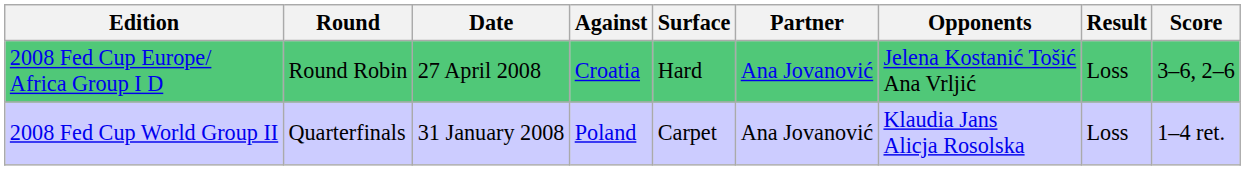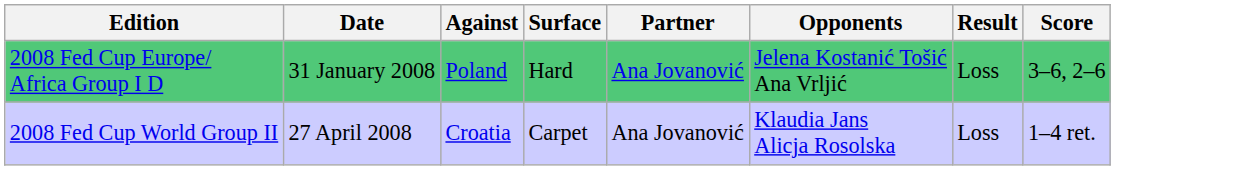- column: (348, 22)
(479, 70) 27 April 2008 -> (362, 70) 31 January 2008
(607, 70) Croatia -> (476, 70) Poland
(491, 132) 31 January 2008 -> (350, 132) 27 April 2008
(606, 132) Poland -> (478, 132) Croatia
